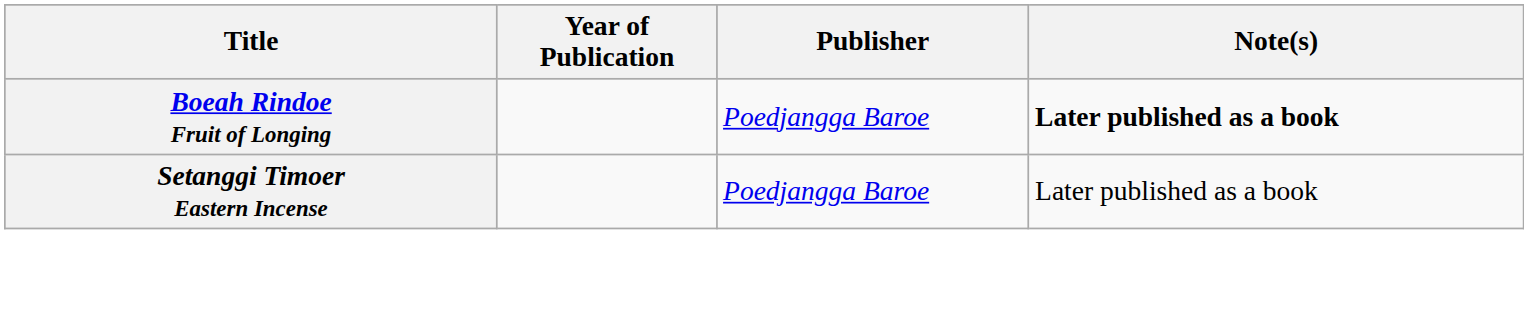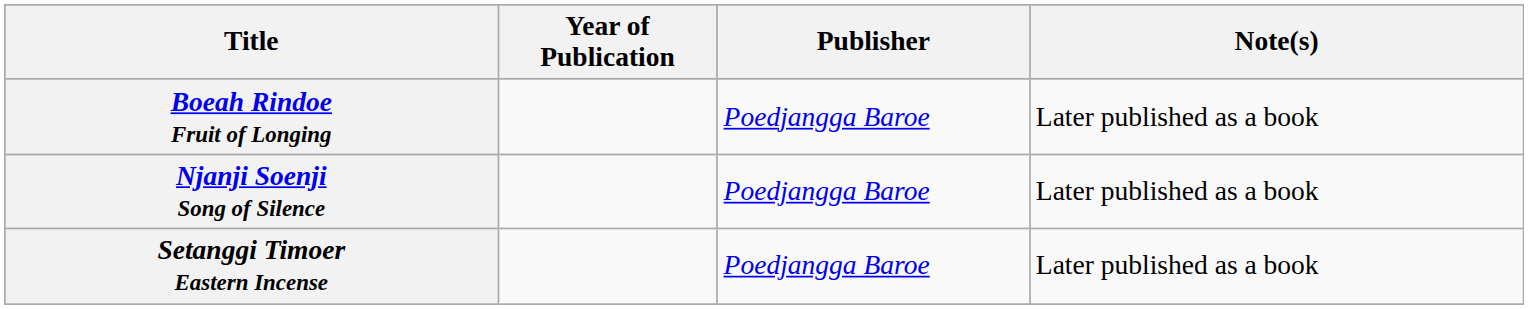(1187, 116) bold -> (1177, 116) normal
+ row: (251, 191)
